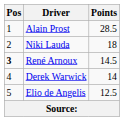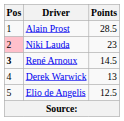(9, 44) no background -> (9, 44) pink background
(112, 44) 18 -> (112, 44) 23
(112, 76) 14 -> (112, 76) 13
